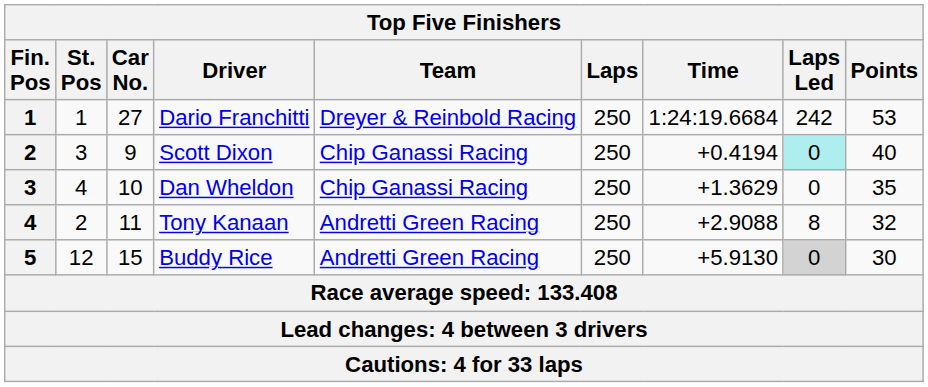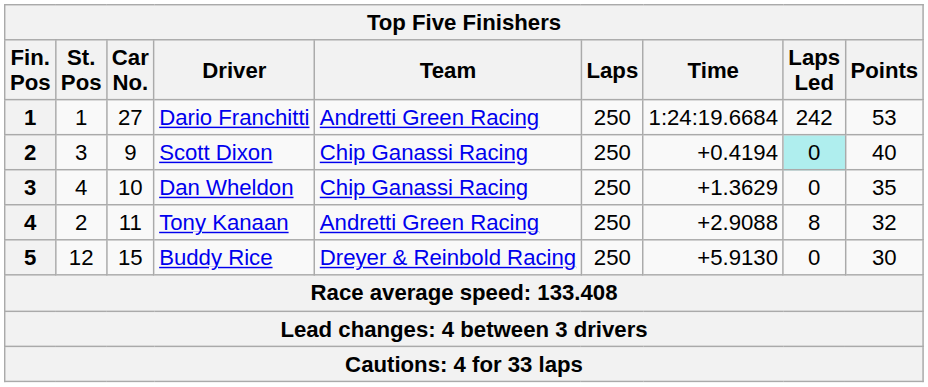(448, 118) Dreyer & Reinbold Racing -> (429, 118) Andretti Green Racing
(429, 258) Andretti Green Racing -> (448, 258) Dreyer & Reinbold Racing
(814, 258) lightgrey background -> (814, 258) no background
